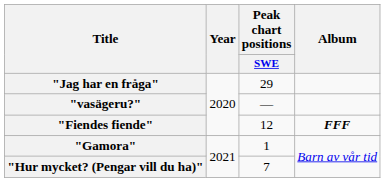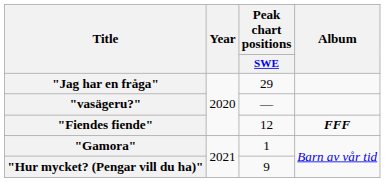(267, 166) 7 -> (267, 166) 9
